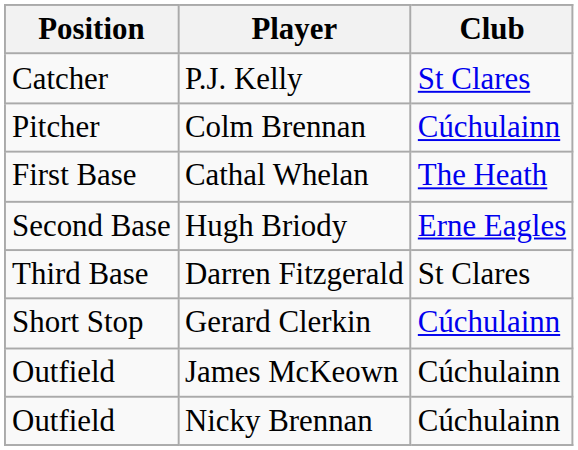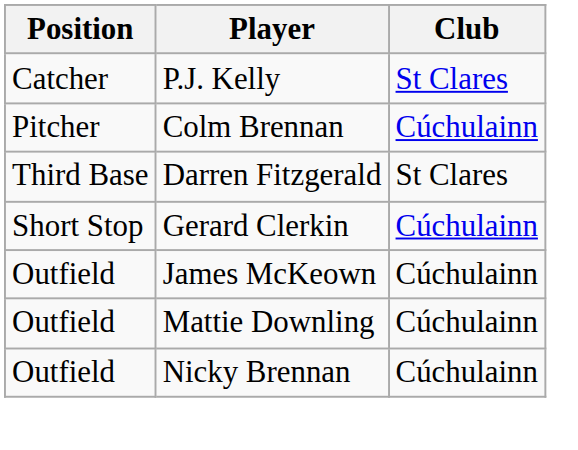- row: (277, 175)
- row: (266, 224)
+ row: (269, 322)
